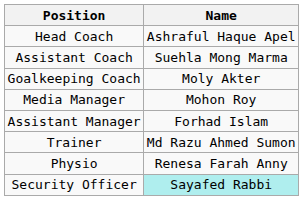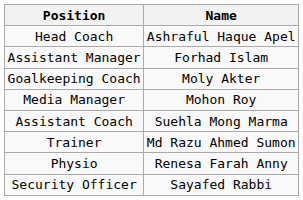rows swapped: (74, 57) <-> (74, 121)
(221, 185) paleturquoise background -> (221, 185) no background
